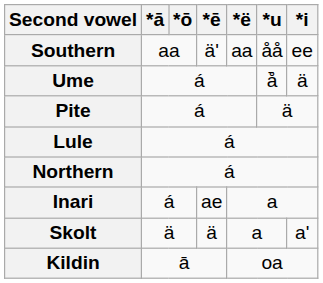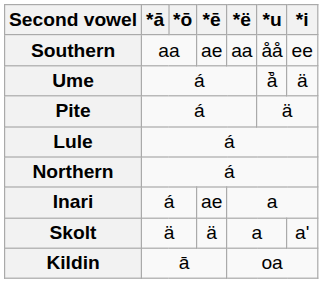(212, 50) äʹ -> (212, 50) ae
